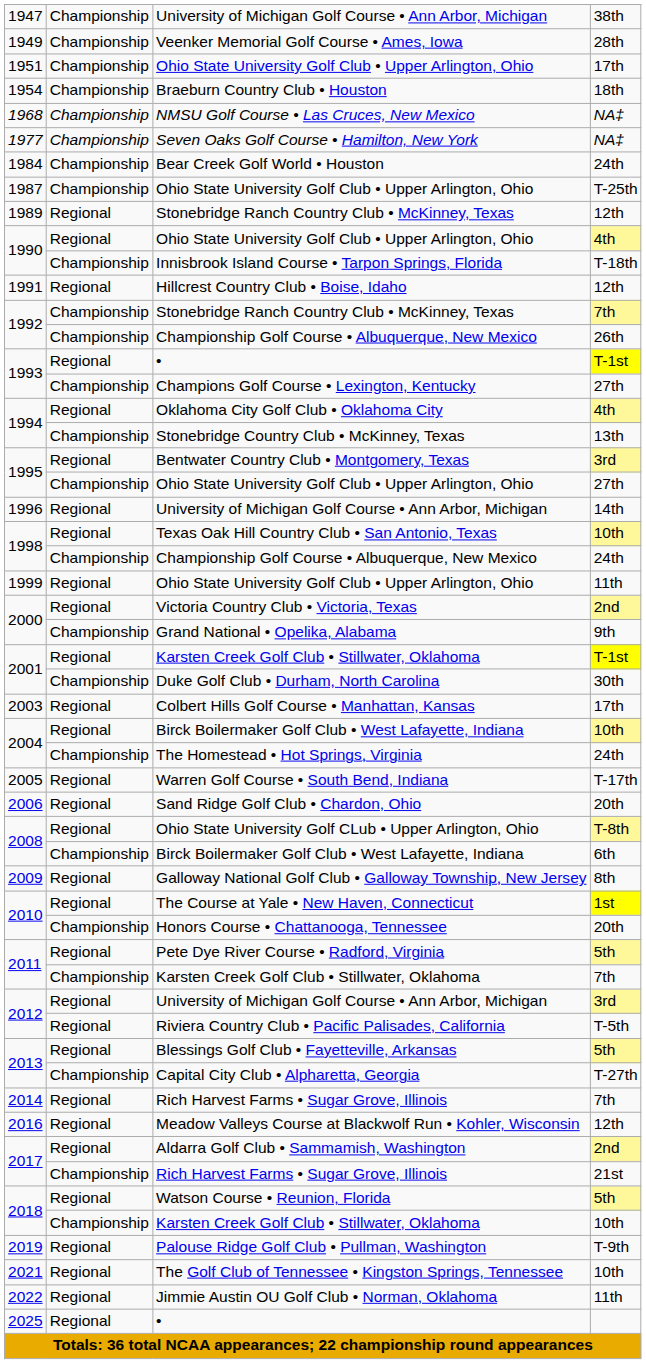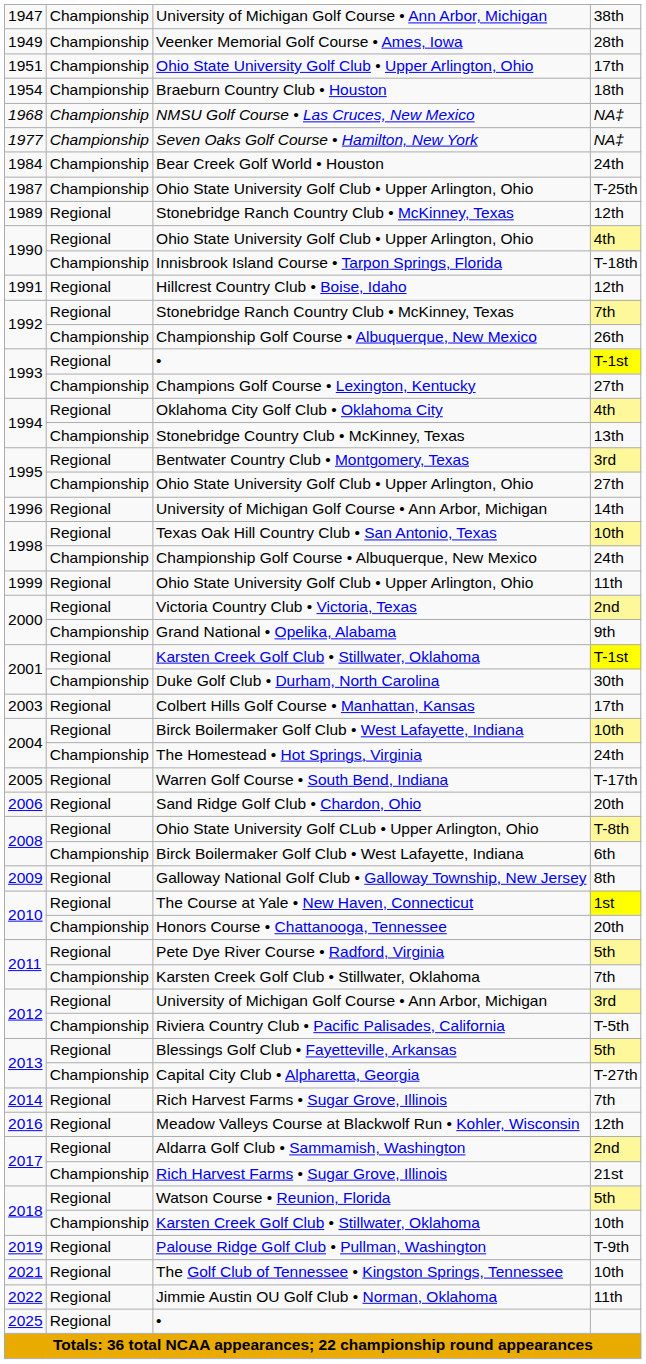(99, 312) Championship -> (80, 312) Regional
(80, 1025) Regional -> (99, 1025) Championship
